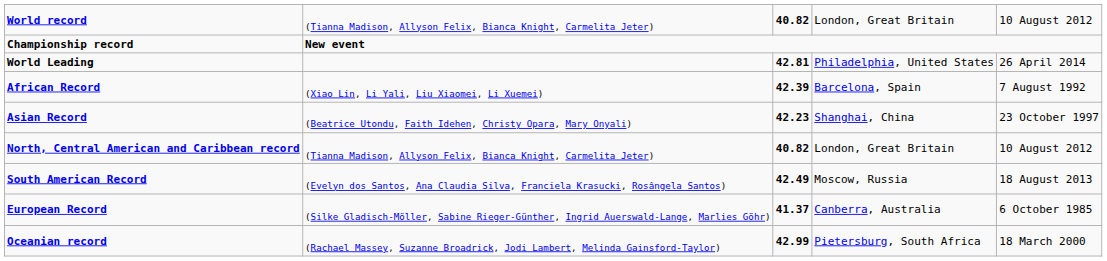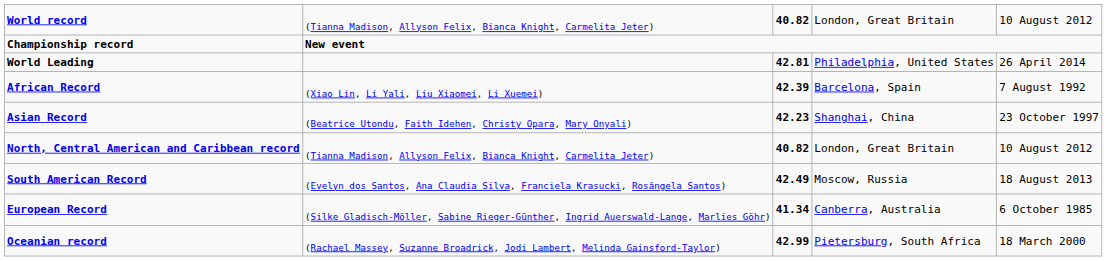(792, 210) 41.37 -> (792, 210) 41.34
